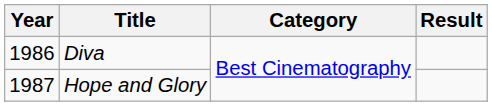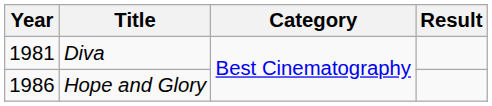(32, 52) 1986 -> (32, 52) 1981
(32, 85) 1987 -> (32, 85) 1986
